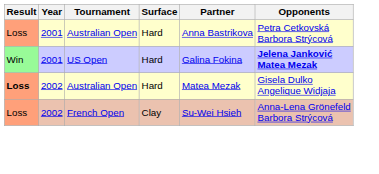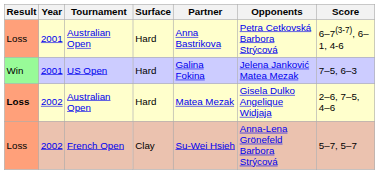+ column: (346, 12)
(295, 59) bold -> (274, 70) normal
